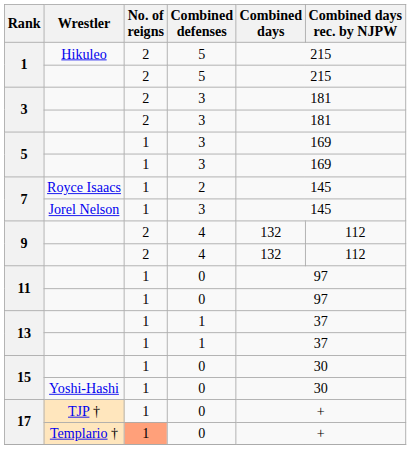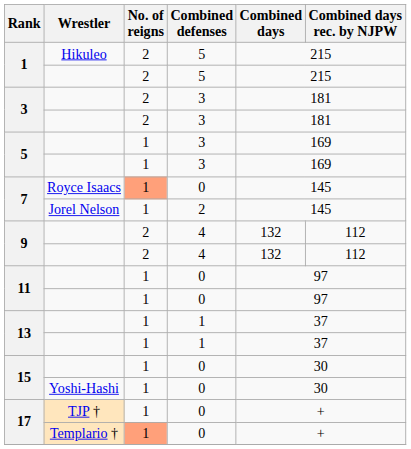(146, 187) no background -> (146, 187) lightsalmon background
(202, 187) 2 -> (202, 187) 0
(202, 210) 3 -> (202, 210) 2
